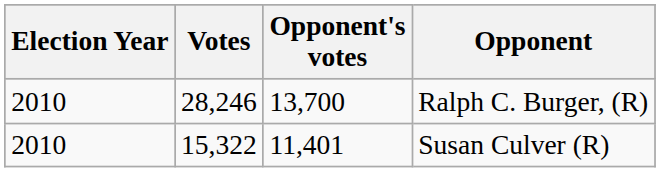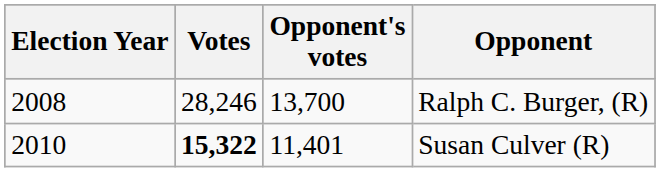(39, 100) 2010 -> (39, 100) 2008
(219, 144) normal -> (219, 144) bold
